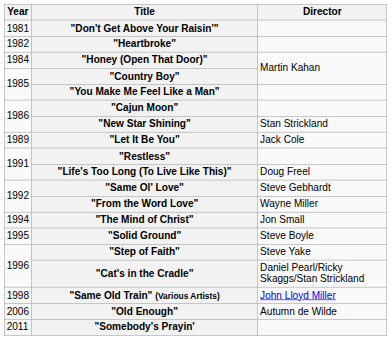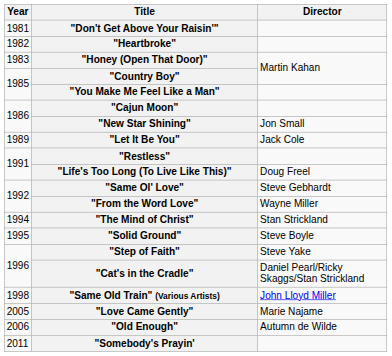(18, 60) 1984 -> (18, 60) 1983
(294, 124) Stan Strickland -> (282, 124) Jon Small
(282, 220) Jon Small -> (294, 220) Stan Strickland
+ row: (145, 311)
